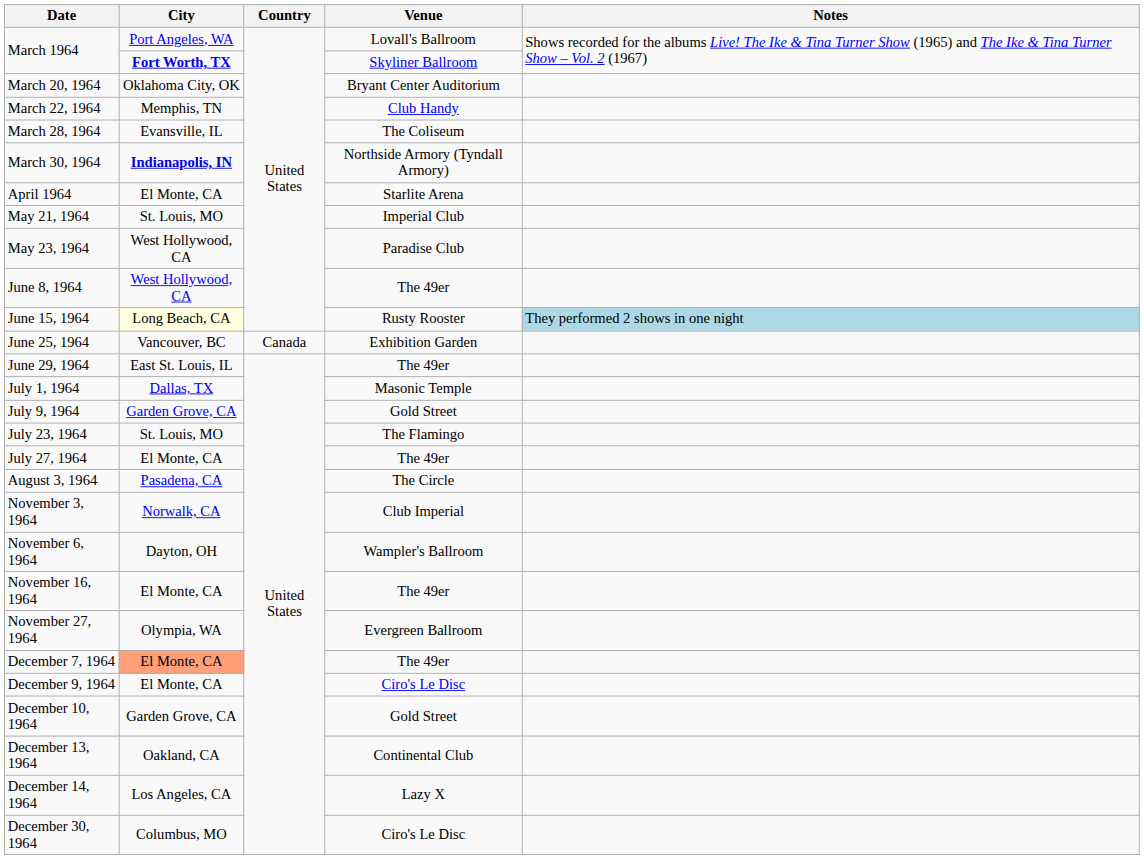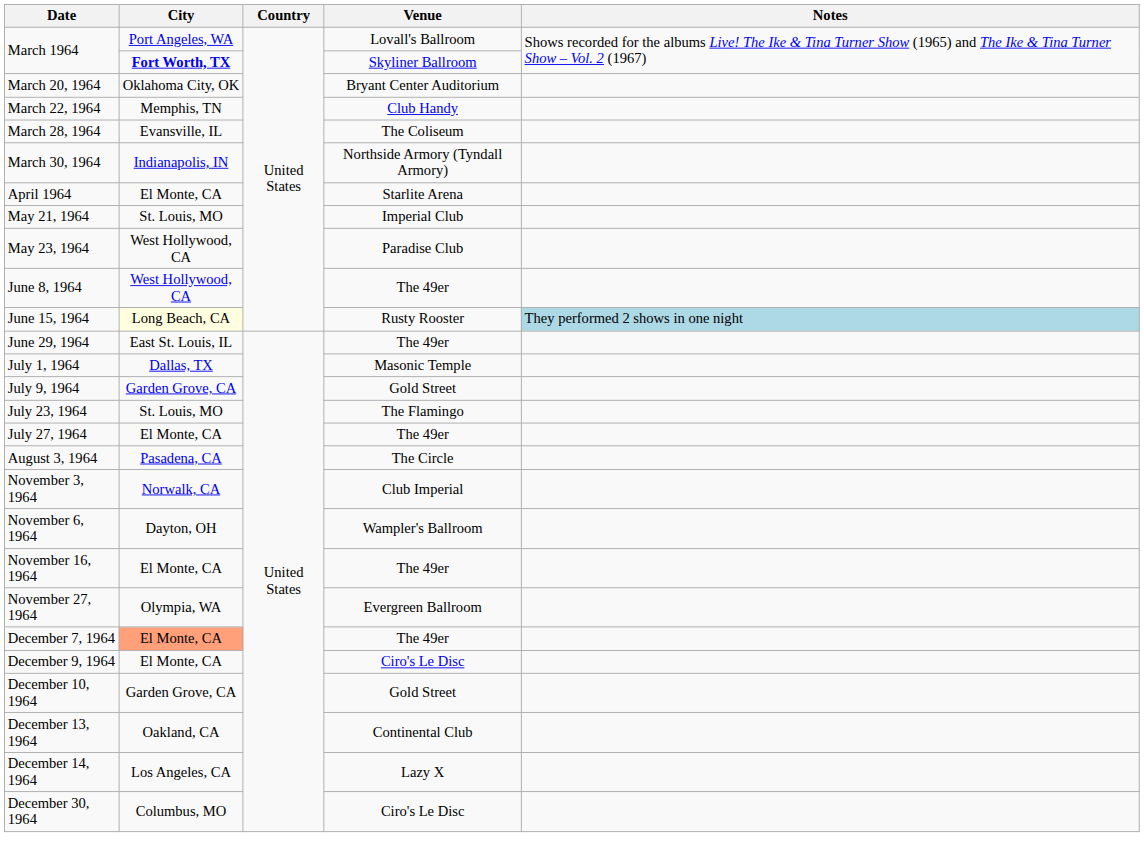(181, 162) bold -> (181, 162) normal
- row: (48, 342)
